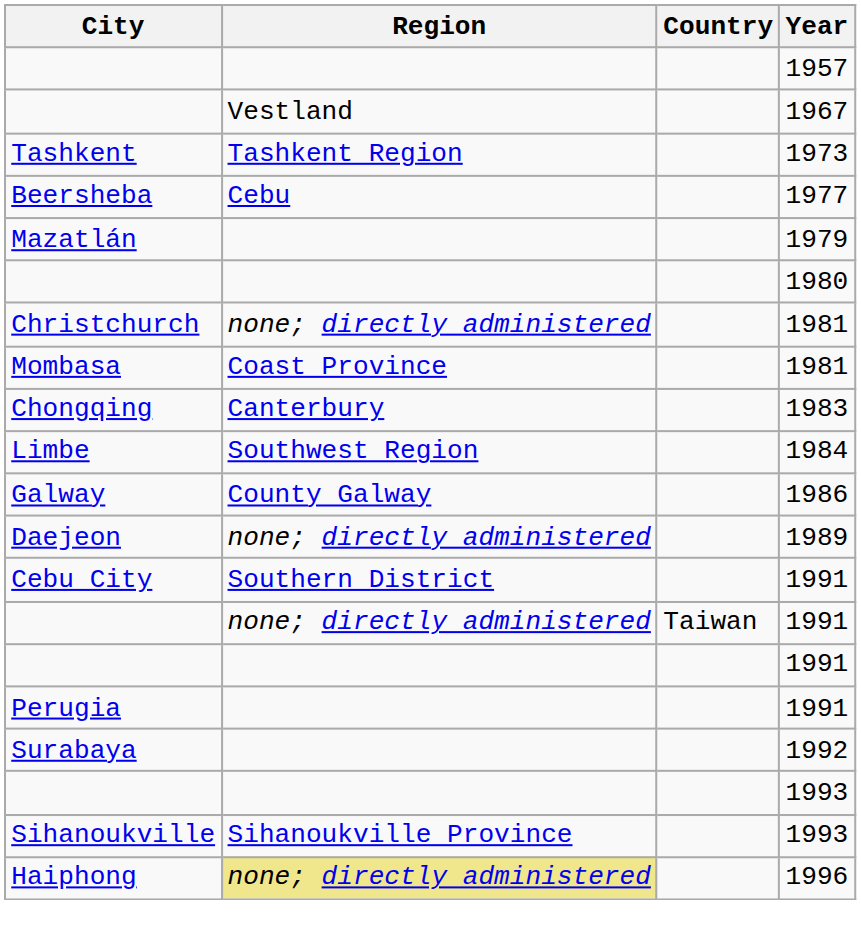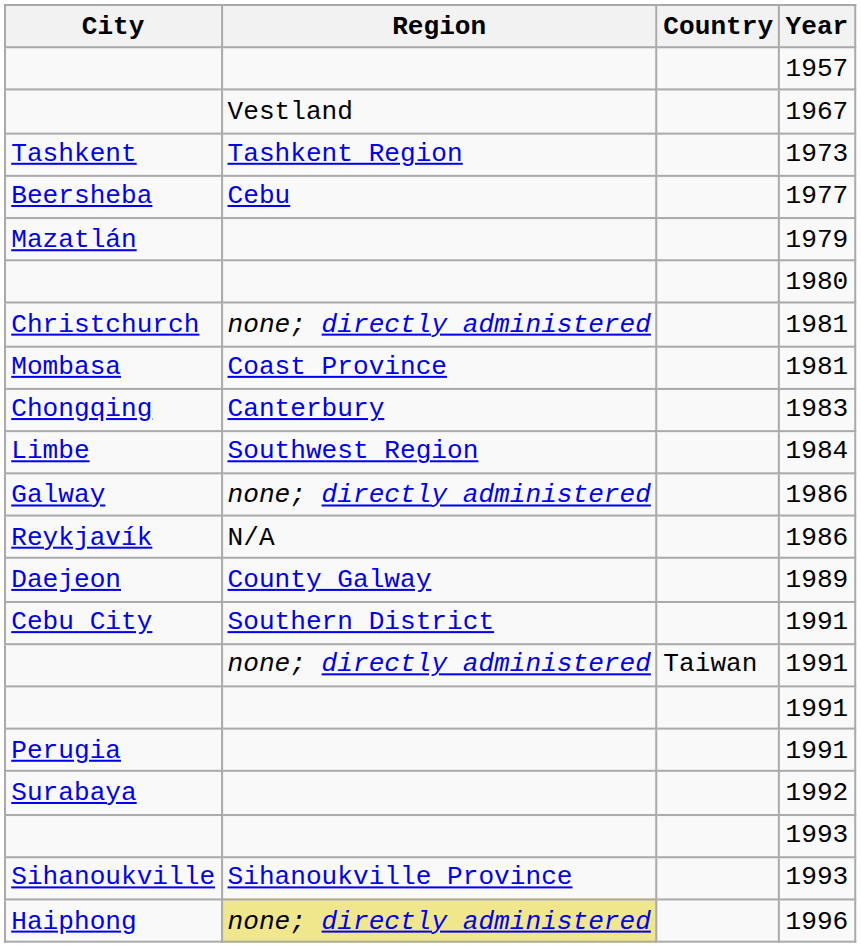(329, 495) County Galway -> (439, 495) none; directly administered
+ row: (82, 537)
(439, 537) none; directly administered -> (329, 580) County Galway
